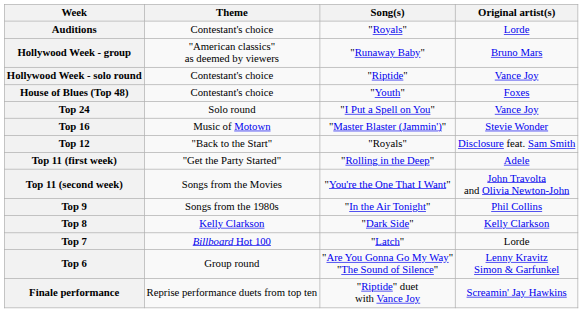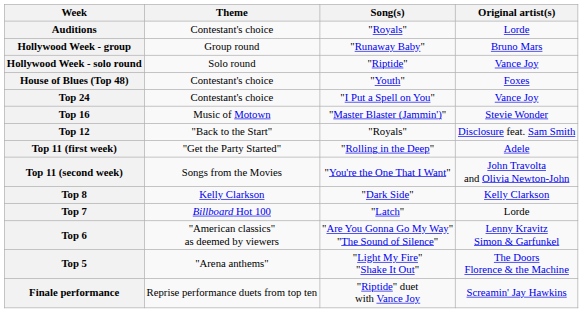(232, 53) "American classics" as deemed by viewers -> (232, 47) Group round
(232, 76) Contestant's choice -> (232, 64) Solo round
(232, 110) Solo round -> (232, 98) Contestant's choice
- row: (74, 207)
(232, 264) Group round -> (232, 235) "American classics" as deemed by viewers
+ row: (74, 264)
